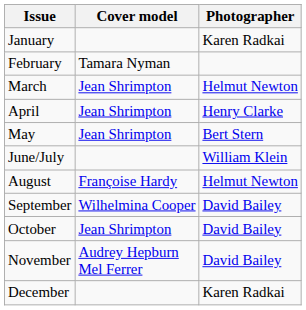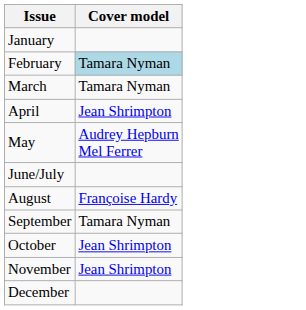- column: (250, 16)
(124, 63) no background -> (124, 63) lightblue background
(125, 87) Jean Shrimpton -> (124, 87) Tamara Nyman
(125, 134) Jean Shrimpton -> (129, 142) Audrey Hepburn Mel Ferrer
(137, 205) Wilhelmina Cooper -> (124, 221) Tamara Nyman
(129, 260) Audrey Hepburn Mel Ferrer -> (125, 269) Jean Shrimpton
